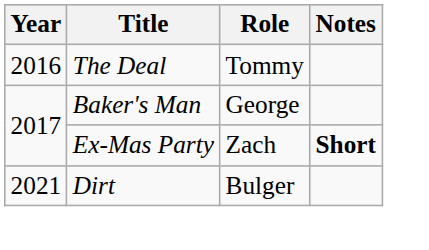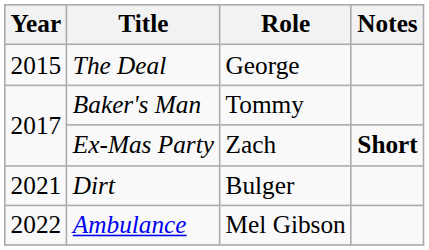(36, 64) 2016 -> (36, 64) 2015
(265, 64) Tommy -> (263, 64) George
(263, 104) George -> (265, 104) Tommy
+ row: (130, 225)
